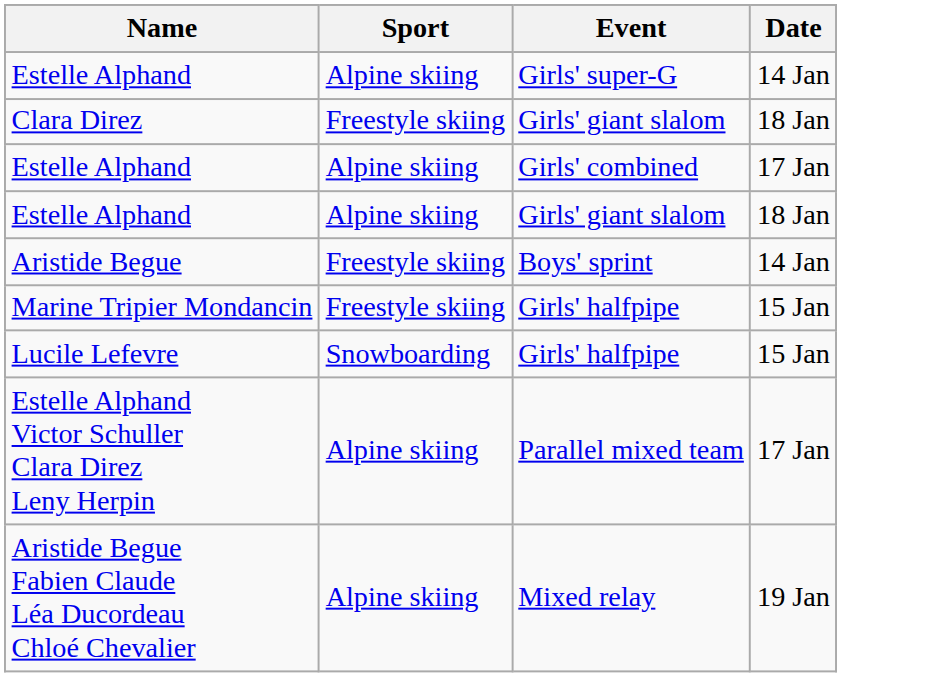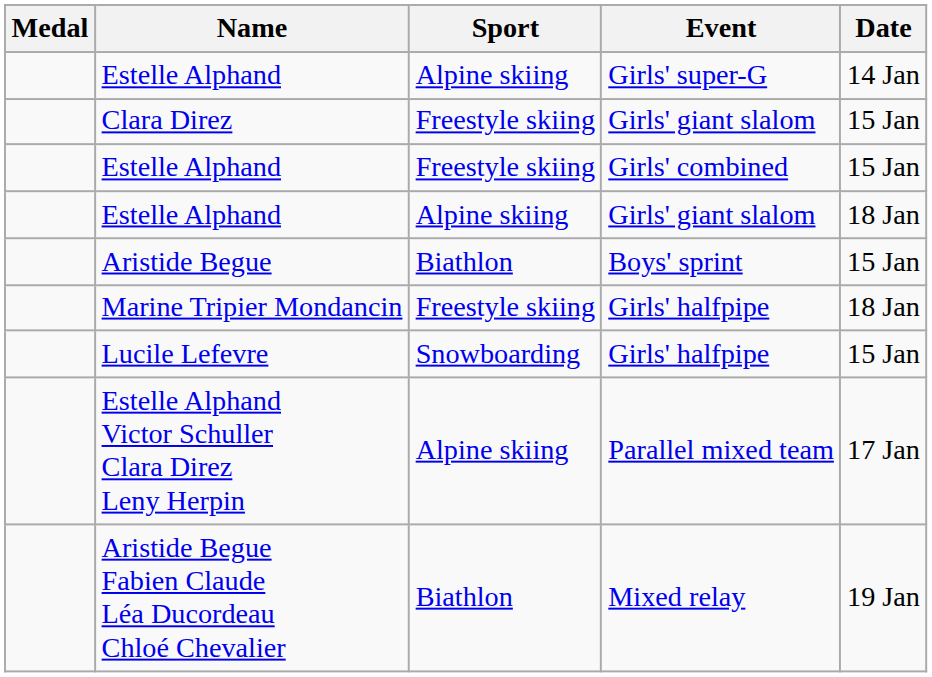+ column: (50, 28)
(794, 121) 18 Jan -> (884, 121) 15 Jan
(402, 167) Alpine skiing -> (505, 167) Freestyle skiing
(794, 167) 17 Jan -> (884, 167) 15 Jan
(415, 260) Freestyle skiing -> (464, 260) Biathlon
(794, 260) 14 Jan -> (884, 260) 15 Jan
(794, 307) 15 Jan -> (884, 307) 18 Jan
(402, 597) Alpine skiing -> (464, 597) Biathlon
